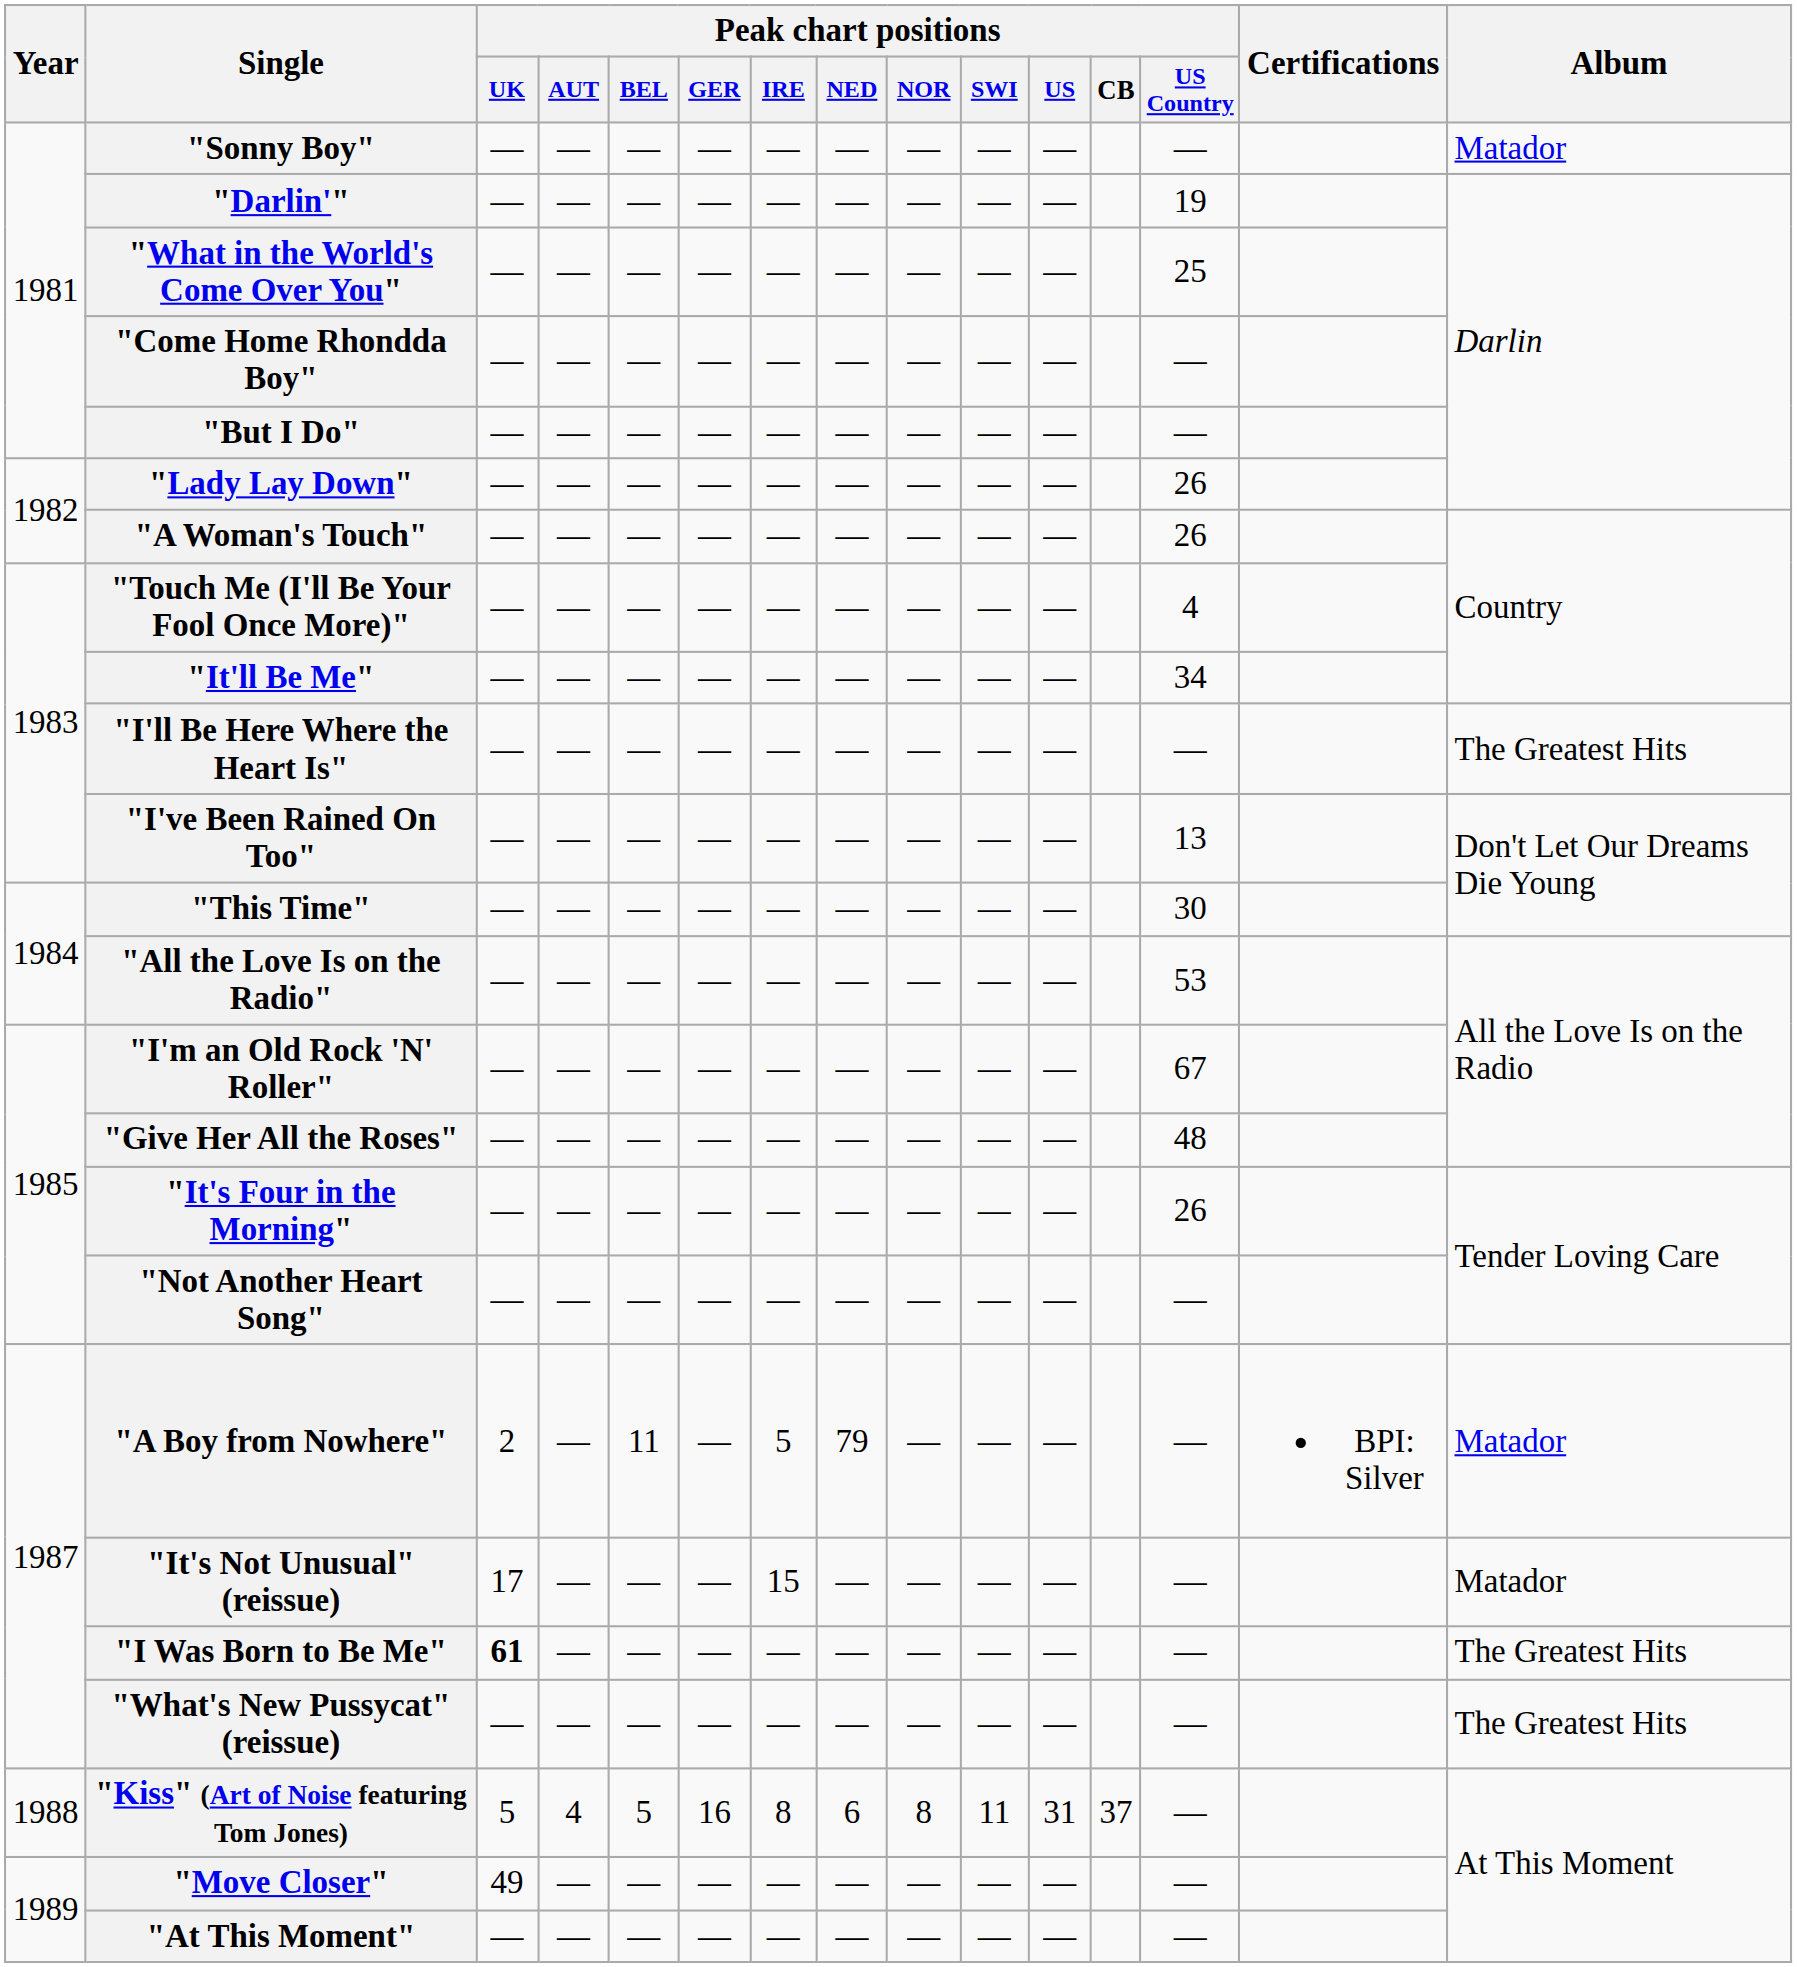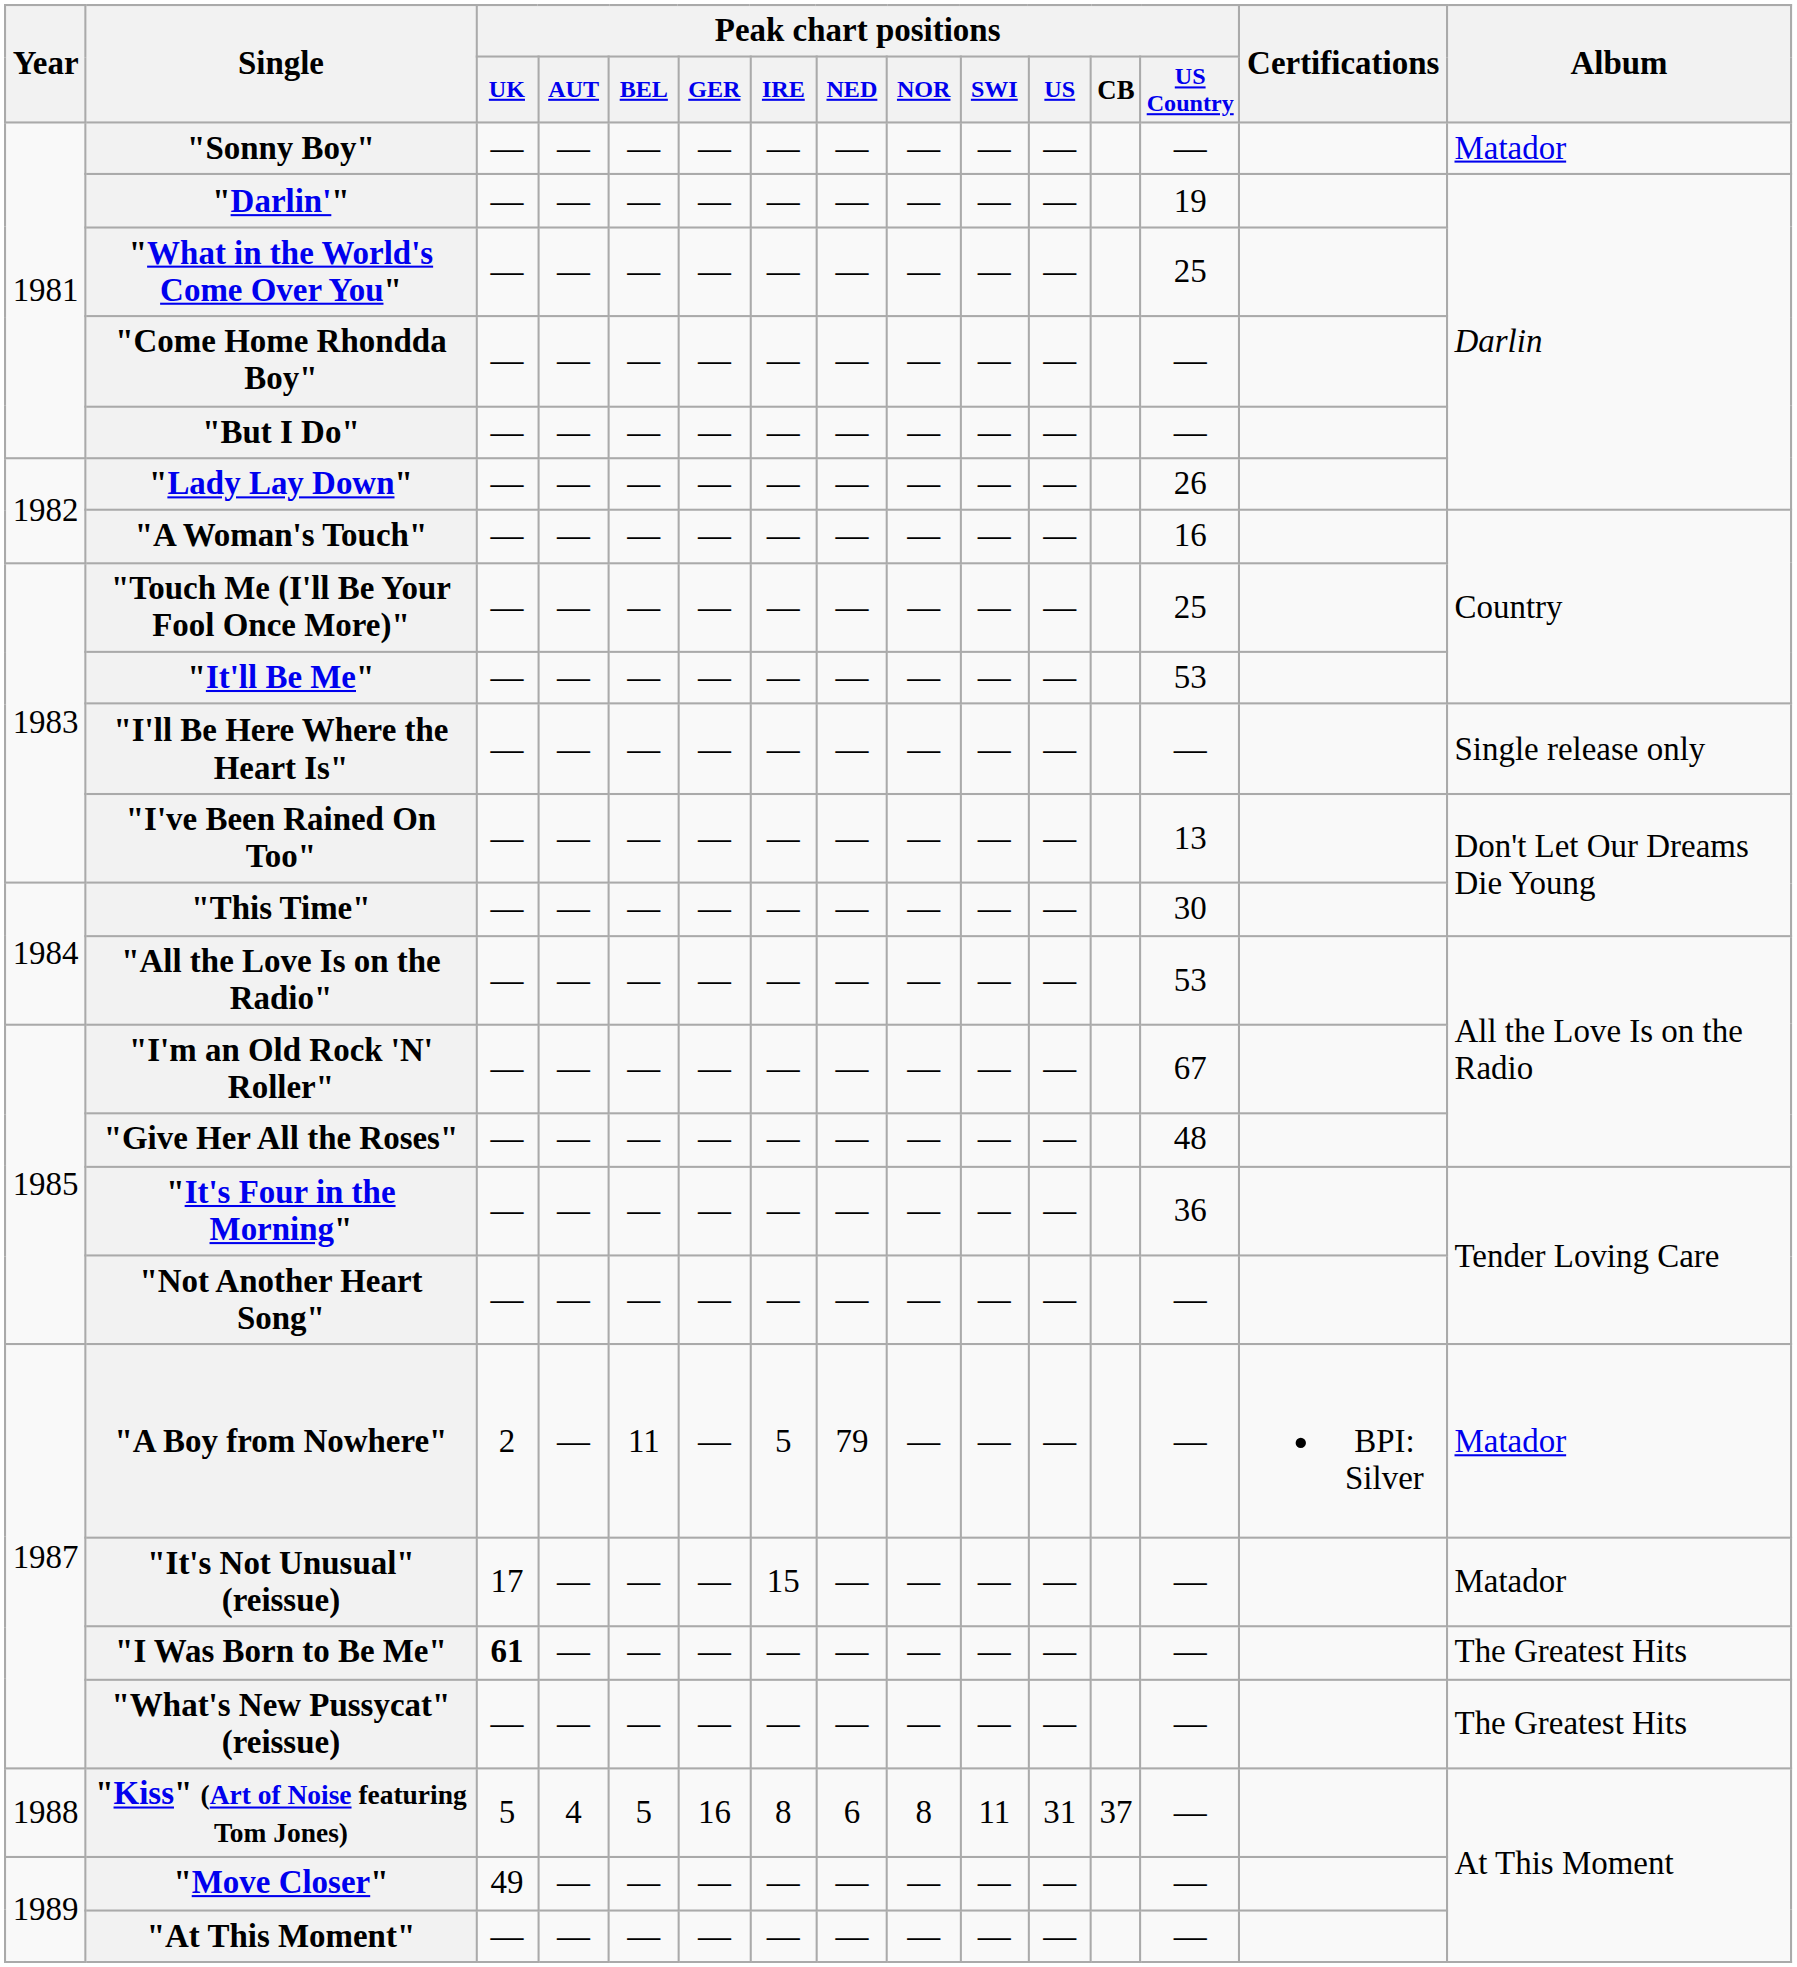(1190, 535) 26 -> (1190, 535) 16
(1190, 606) 4 -> (1190, 606) 25
(1190, 677) 34 -> (1190, 677) 53
(1571, 748) The Greatest Hits -> (1580, 748) Single release only
(1190, 1210) 26 -> (1190, 1210) 36
